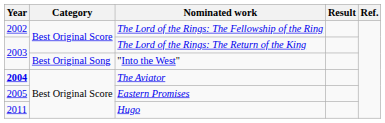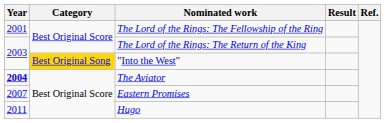(17, 28) 2002 -> (17, 28) 2001
(71, 61) no background -> (71, 61) gold background
(17, 93) 2005 -> (17, 93) 2007
